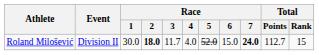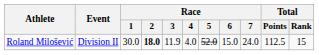(172, 42) 11.7 -> (172, 42) 11.9
(251, 42) bold -> (251, 42) normal
(275, 42) 112.7 -> (275, 42) 112.5
